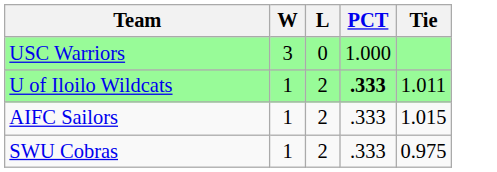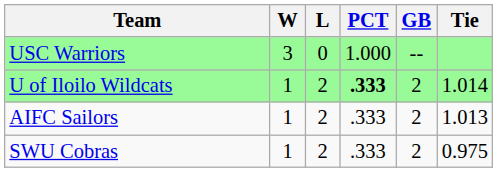+ column: (416, 20)
(423, 85) 1.011 -> (465, 85) 1.014
(423, 118) 1.015 -> (465, 118) 1.013
